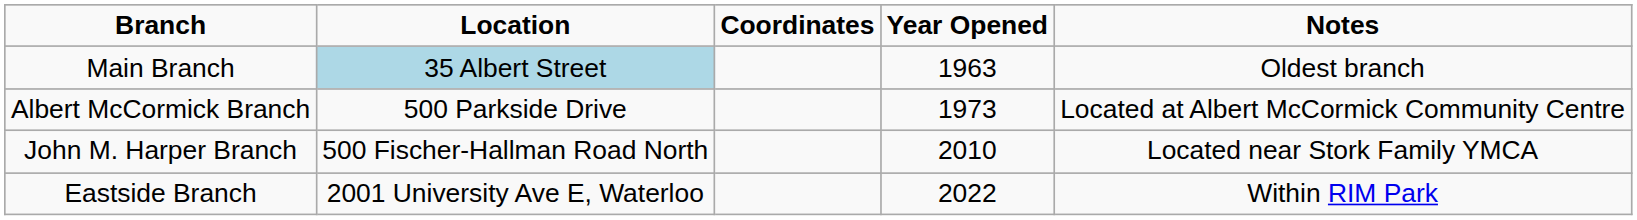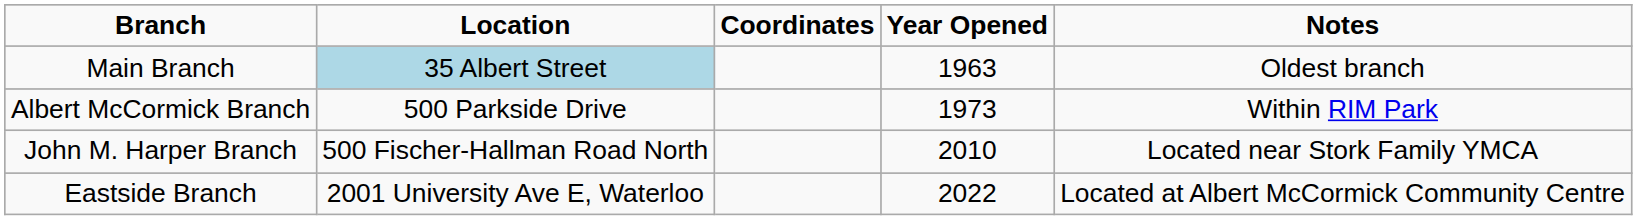(1343, 109) Located at Albert McCormick Community Centre -> (1343, 109) Within RIM Park
(1343, 192) Within RIM Park -> (1343, 192) Located at Albert McCormick Community Centre
